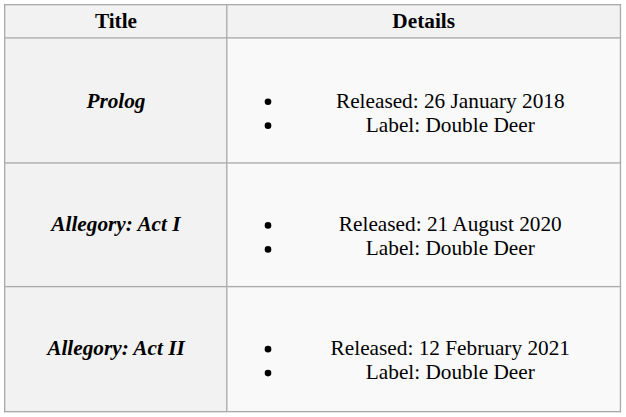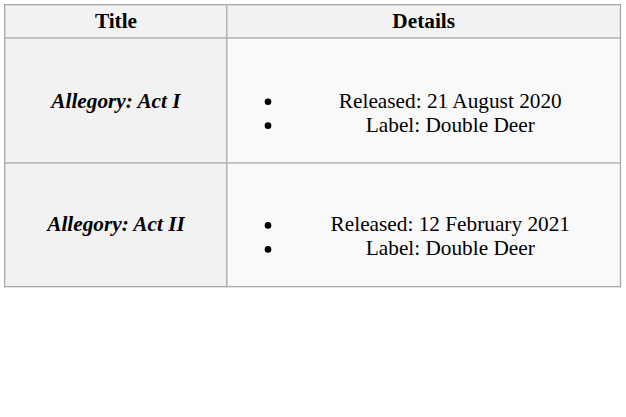- row: (116, 100)
